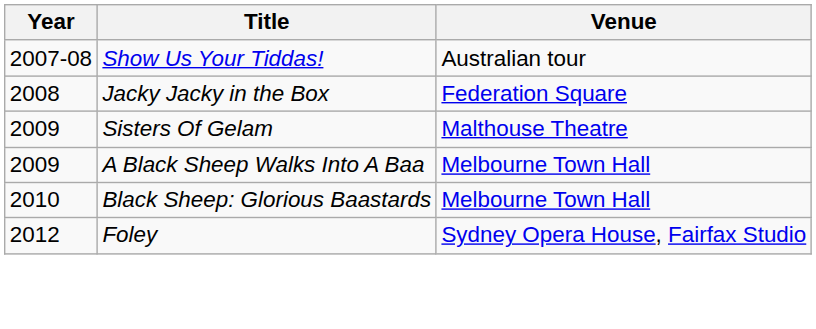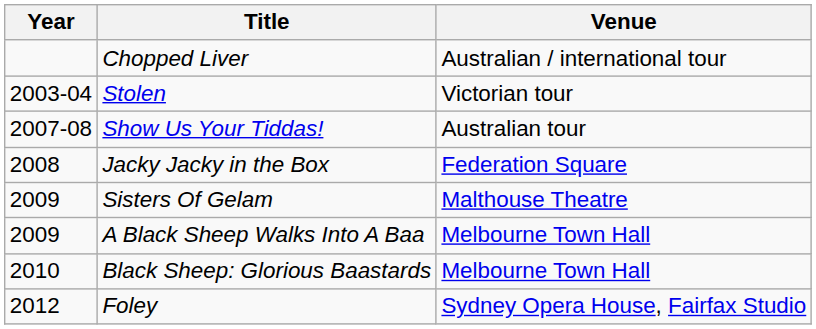+ row: (175, 57)
+ row: (134, 93)
